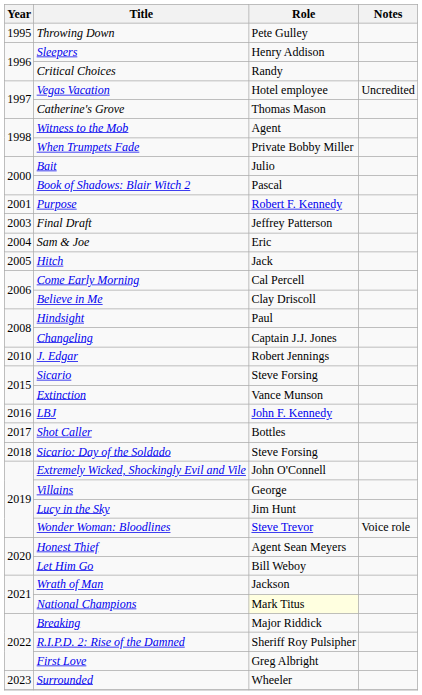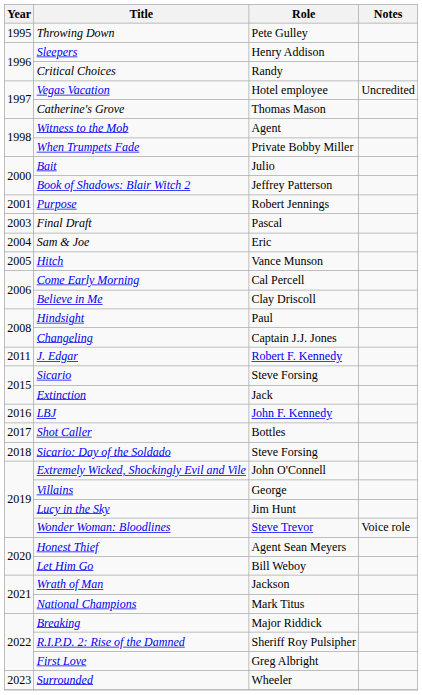(267, 185) Pascal -> (292, 185) Jeffrey Patterson
(297, 204) Robert F. Kennedy -> (290, 204) Robert Jennings
(292, 223) Jeffrey Patterson -> (267, 223) Pascal
(262, 261) Jack -> (287, 261) Vance Munson
(19, 356) 2010 -> (19, 356) 2011
(290, 356) Robert Jennings -> (297, 356) Robert F. Kennedy
(287, 394) Vance Munson -> (262, 394) Jack
(278, 603) lightyellow background -> (278, 603) no background
